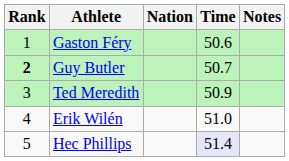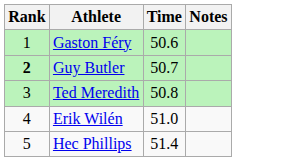- column: (170, 17)
(218, 93) 50.9 -> (164, 93) 50.8
(218, 144) lavender background -> (164, 144) no background
